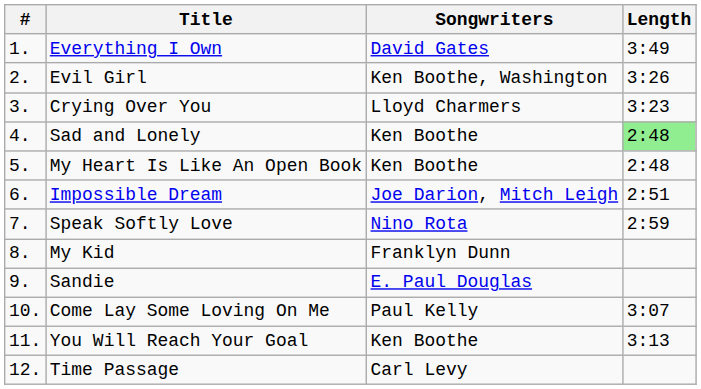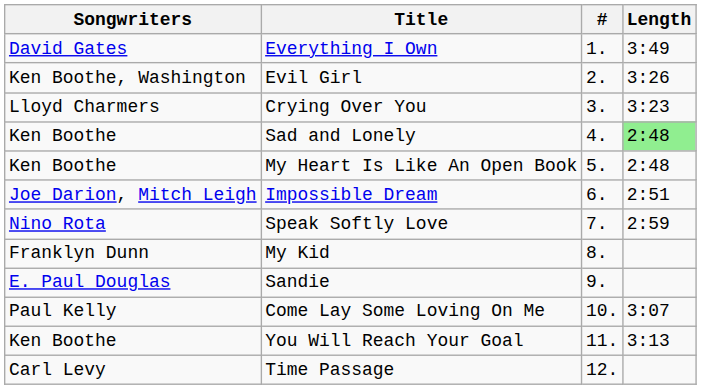columns swapped: (25, 19) <-> (494, 19)
